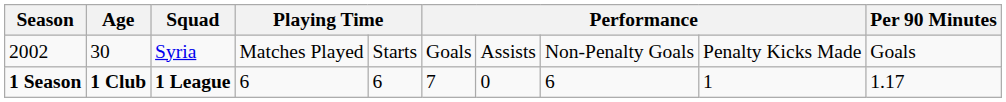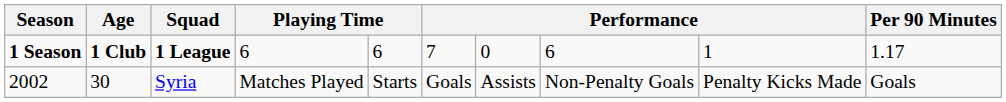rows swapped: (29, 50) <-> (45, 81)
